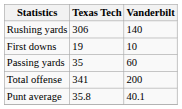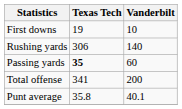rows swapped: (32, 46) <-> (37, 29)
(78, 63) normal -> (78, 63) bold
